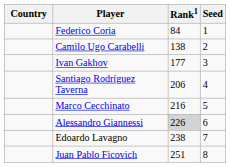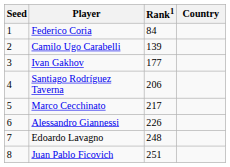columns swapped: (29, 13) <-> (213, 13)
(178, 47) 138 -> (154, 47) 139
(178, 106) 216 -> (154, 106) 217
(178, 122) lightgrey background -> (154, 122) no background
(178, 138) 238 -> (154, 138) 248
